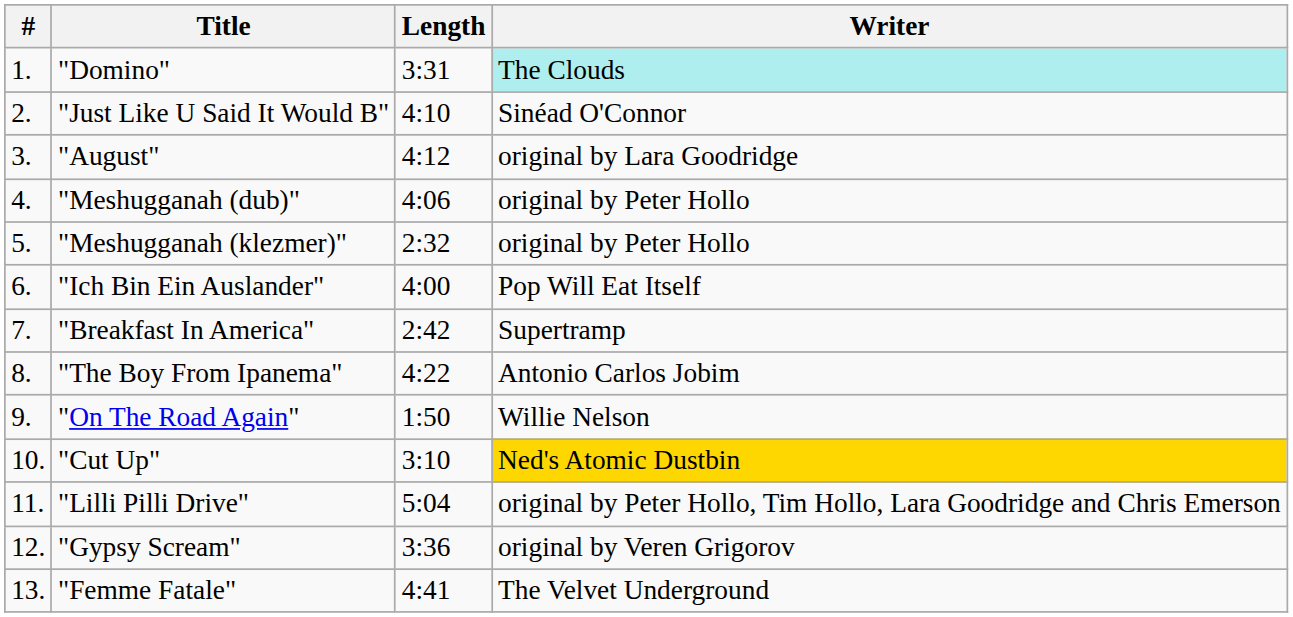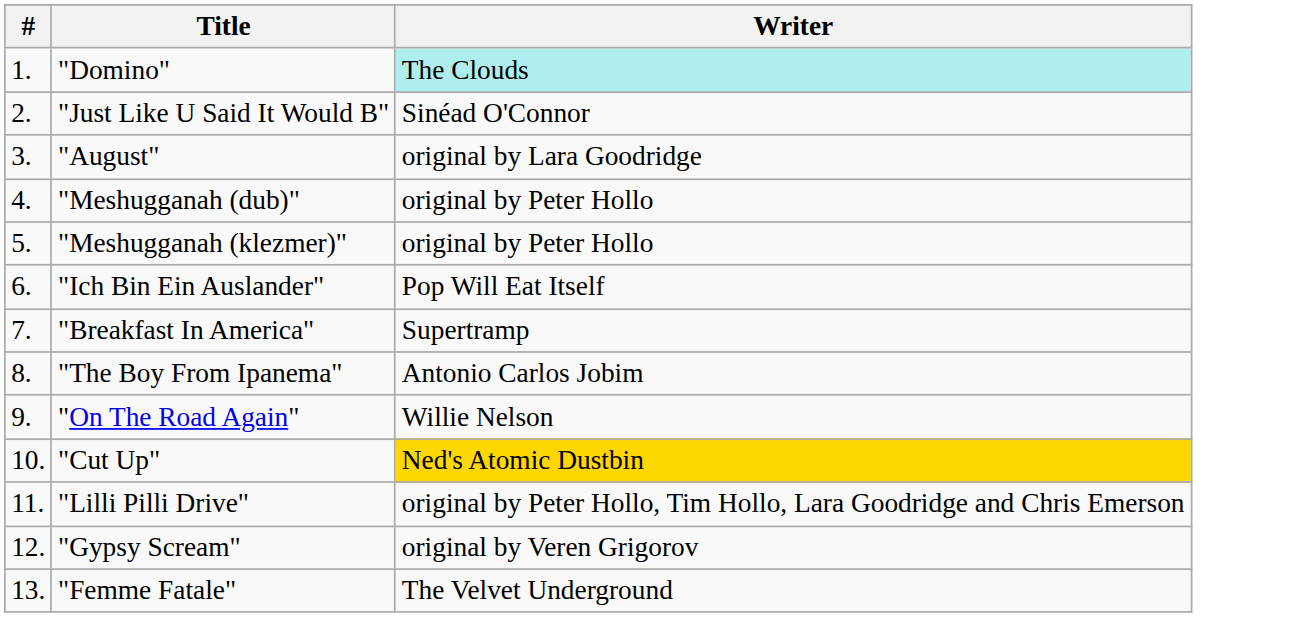- column: (444, 26)
